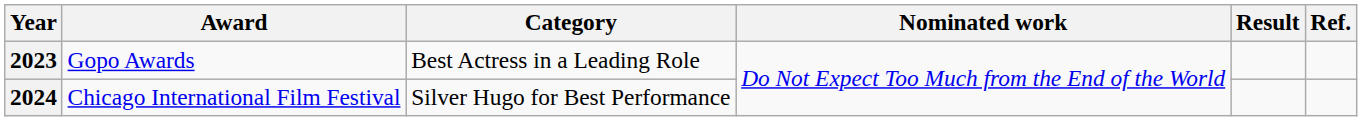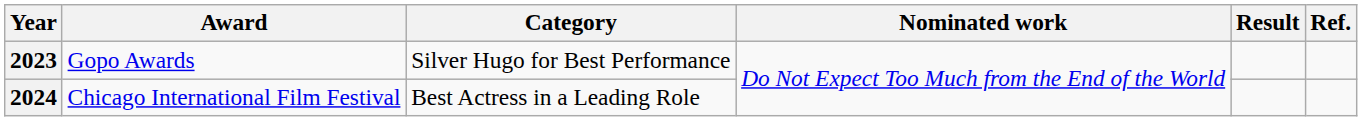(556, 60) Best Actress in a Leading Role -> (571, 60) Silver Hugo for Best Performance
(571, 97) Silver Hugo for Best Performance -> (556, 97) Best Actress in a Leading Role
